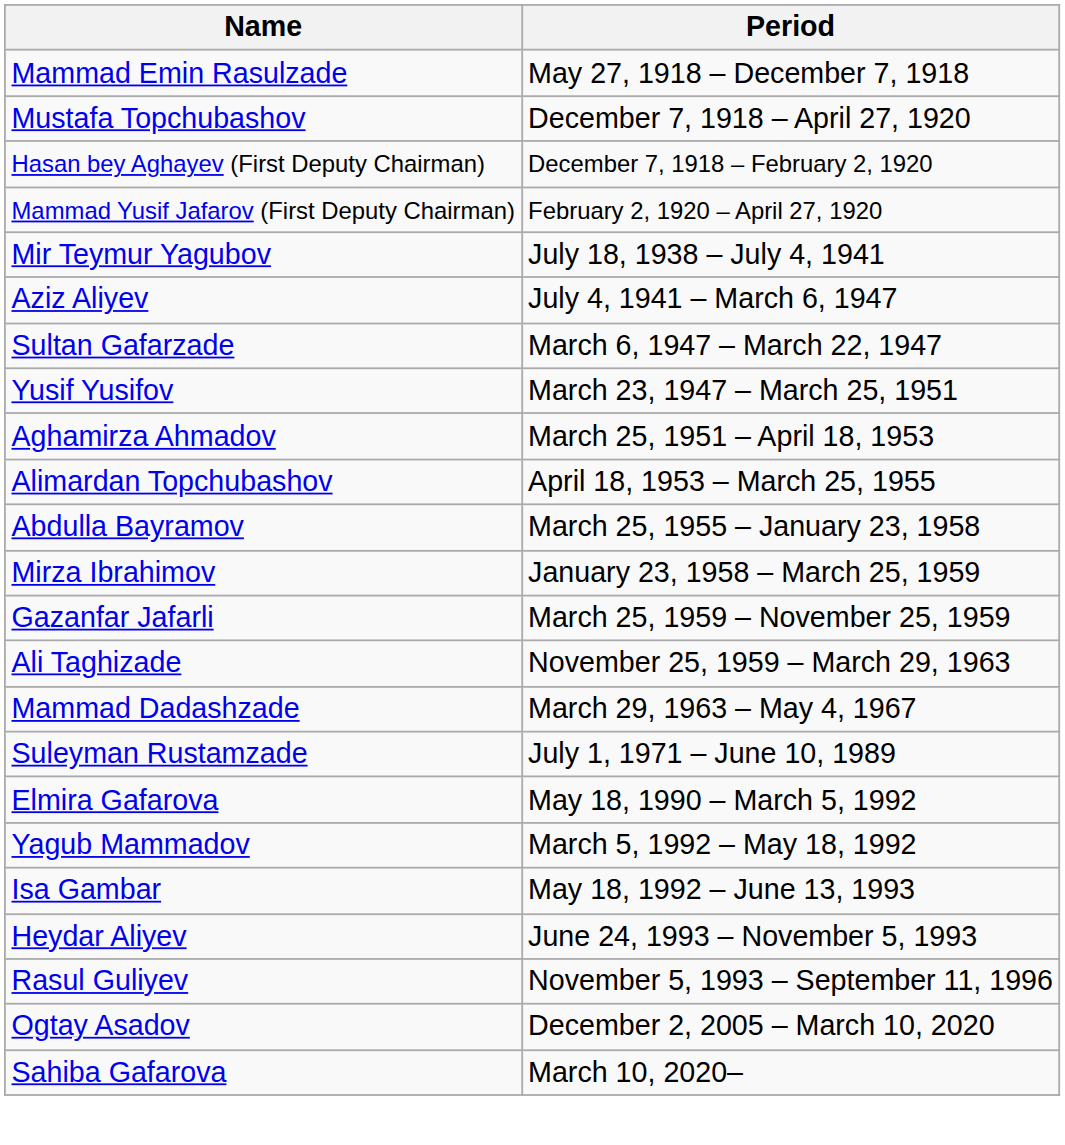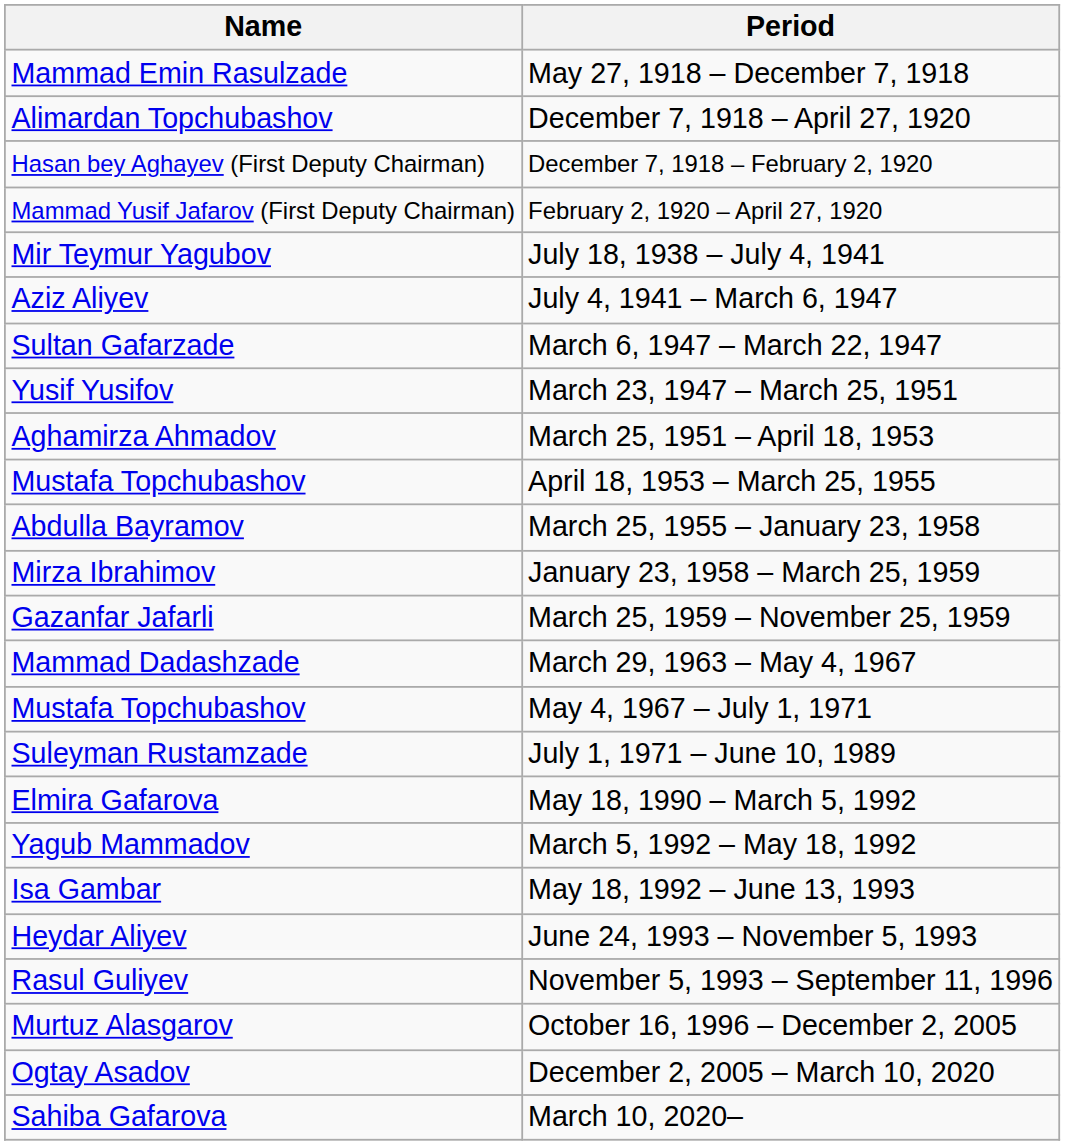(159, 118) Mustafa Topchubashov -> (172, 118) Alimardan Topchubashov
(172, 481) Alimardan Topchubashov -> (159, 481) Mustafa Topchubashov
- row: (769, 663)
+ row: (700, 708)
+ row: (772, 1026)
